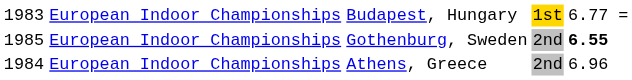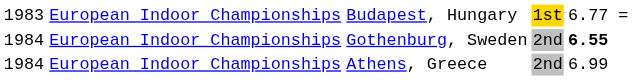(24, 40) 1985 -> (24, 40) 1984
(588, 65) 6.96 -> (588, 65) 6.99
